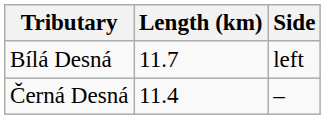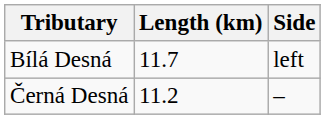(159, 95) 11.4 -> (159, 95) 11.2
